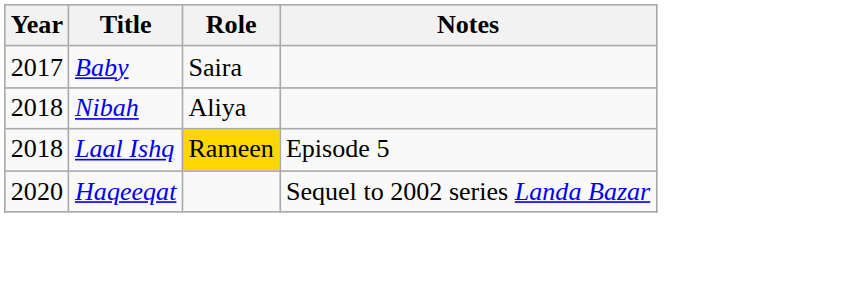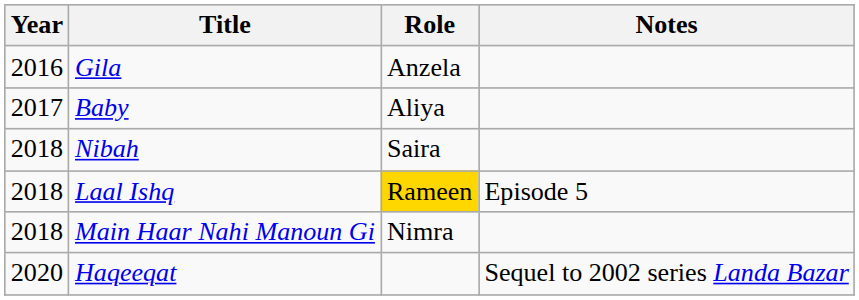+ row: (98, 66)
(215, 66) Saira -> (416, 107) Aliya
(217, 107) Aliya -> (414, 149) Saira
+ row: (225, 231)
